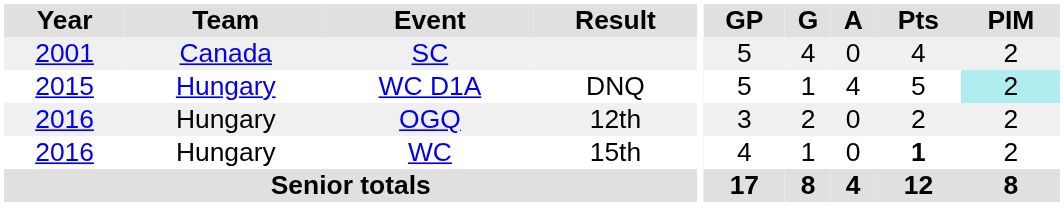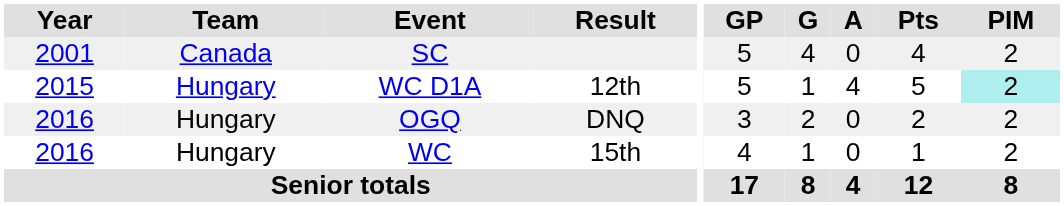(615, 86) DNQ -> (615, 86) 12th
(615, 119) 12th -> (615, 119) DNQ
(918, 152) bold -> (918, 152) normal
